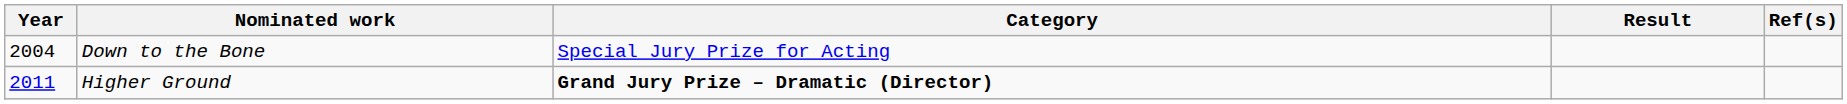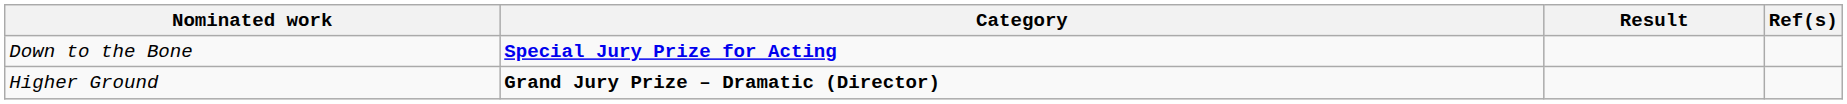- column: (41, 20)
(724, 51) normal -> (671, 51) bold
